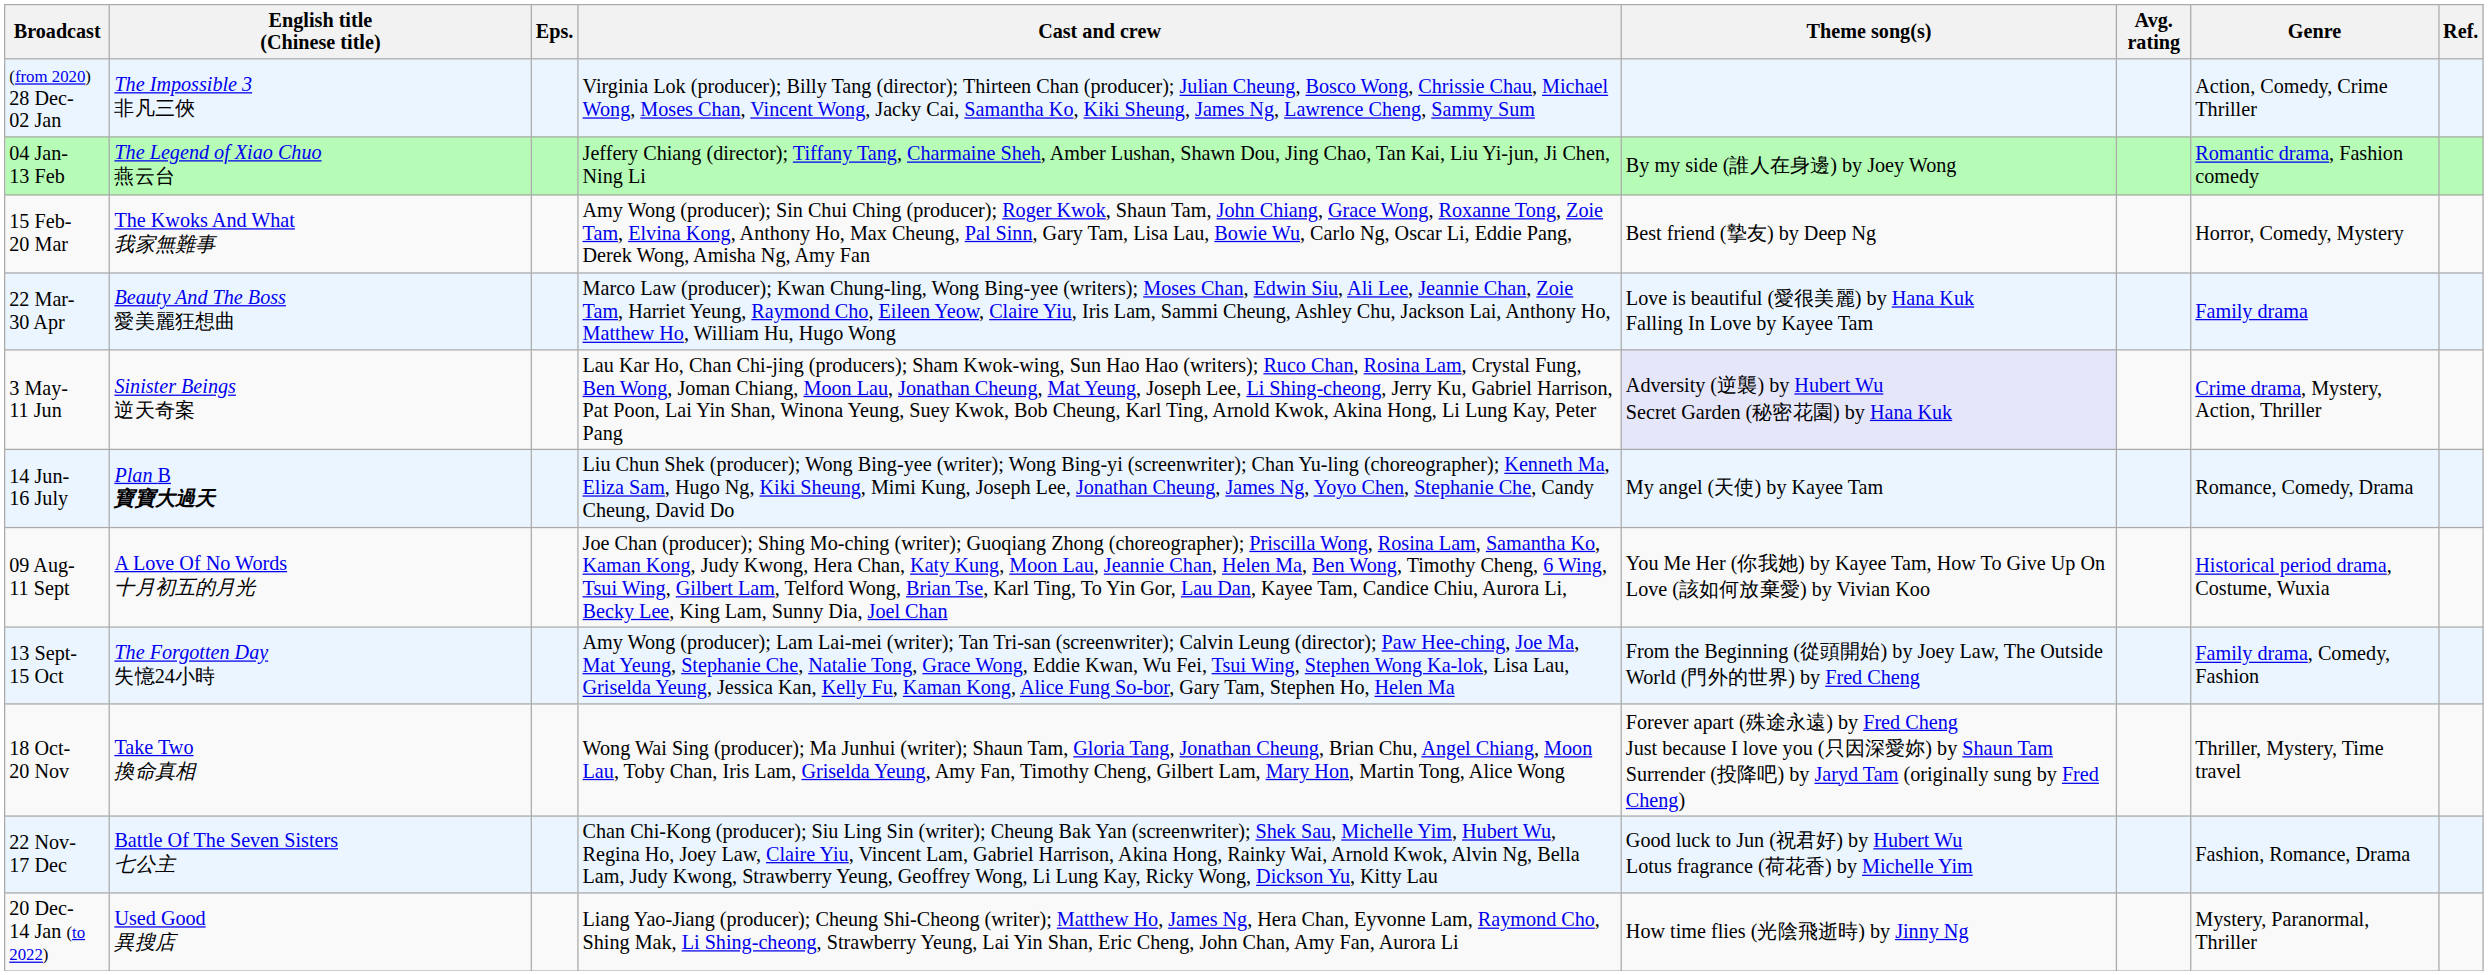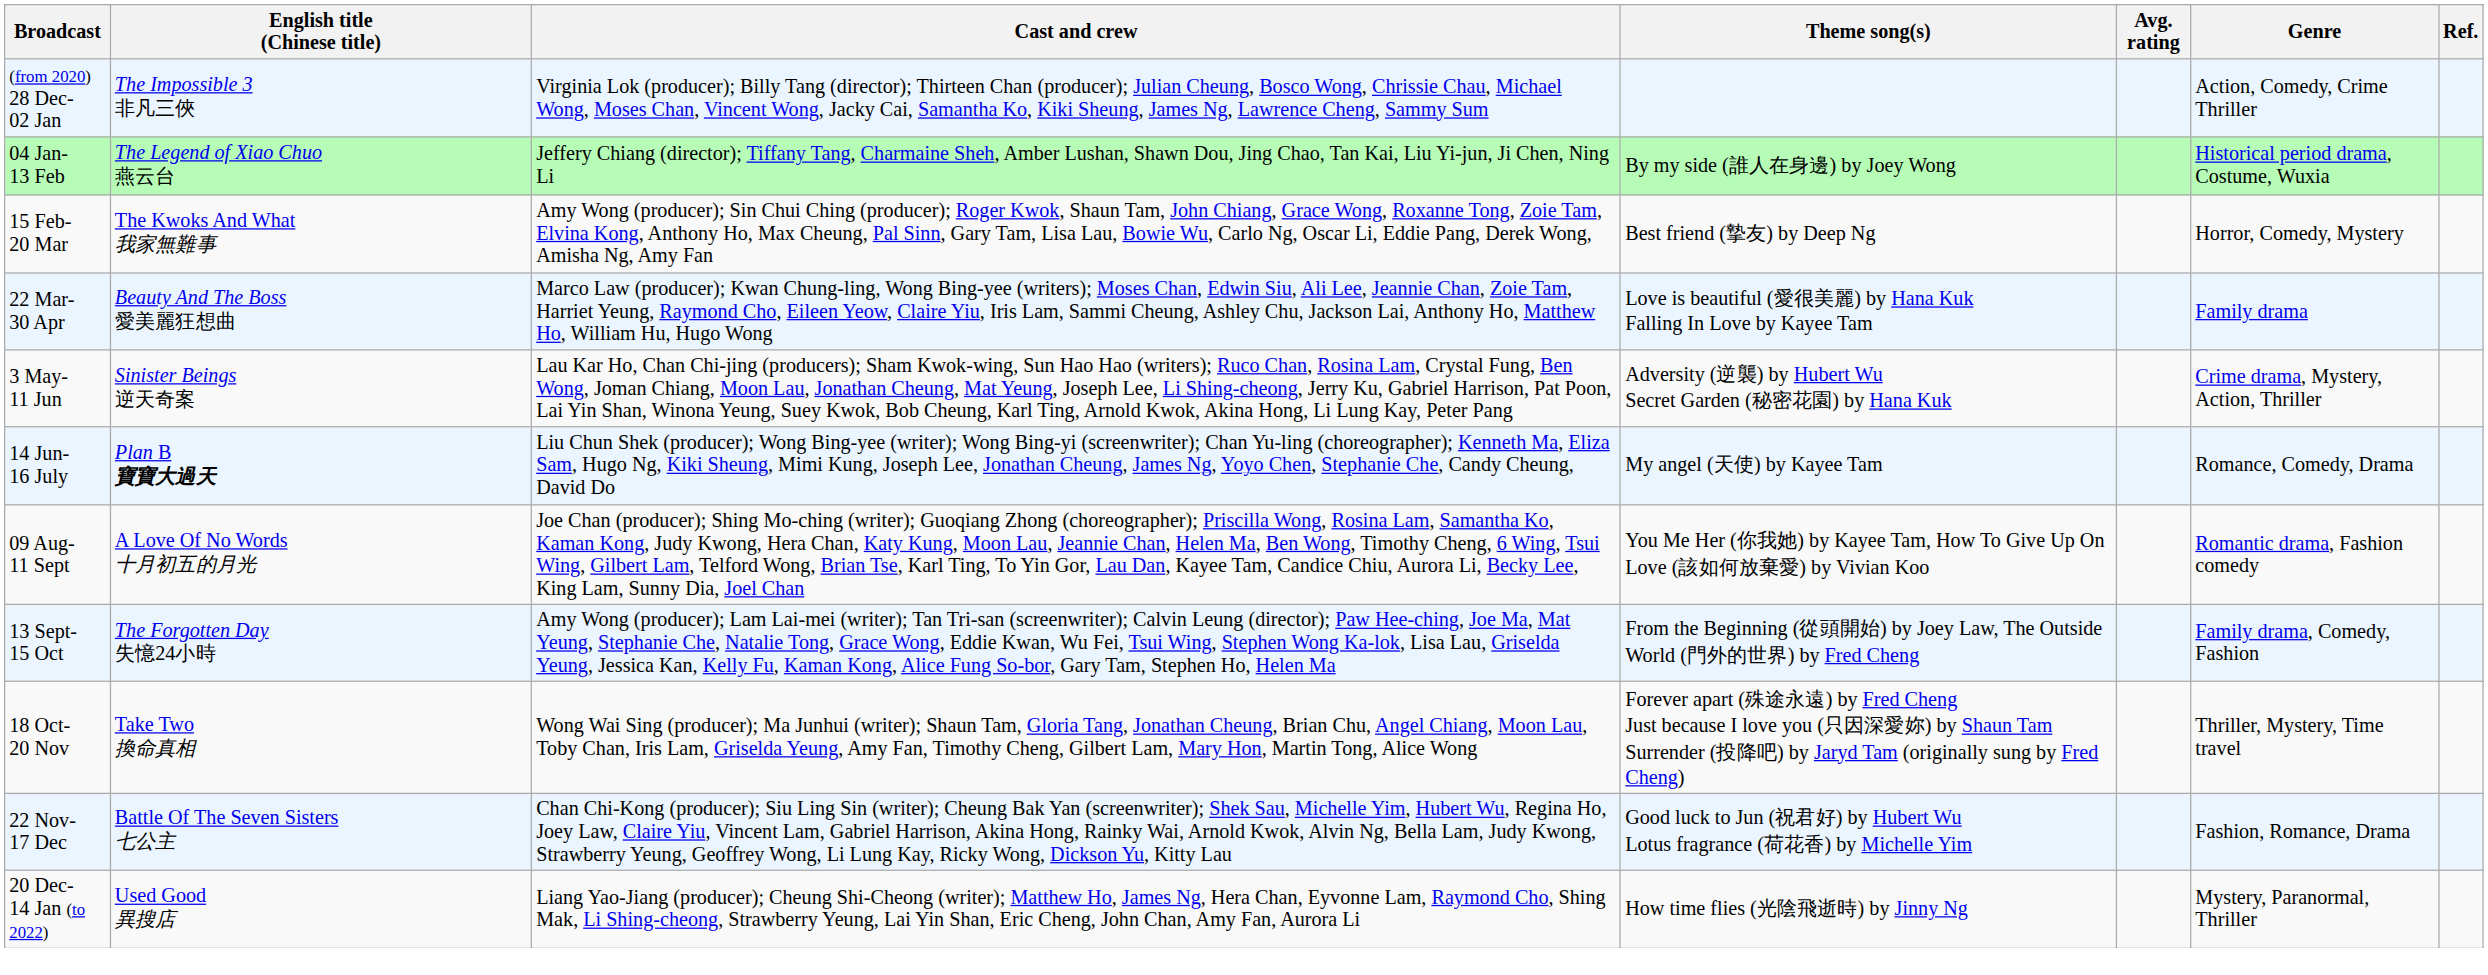- column: (554, 31)
(2299, 165) Romantic drama, Fashion comedy -> (2294, 165) Historical period drama, Costume, Wuxia
(1789, 398) lavender background -> (1788, 387) no background
(2294, 576) Historical period drama, Costume, Wuxia -> (2299, 554) Romantic drama, Fashion comedy
